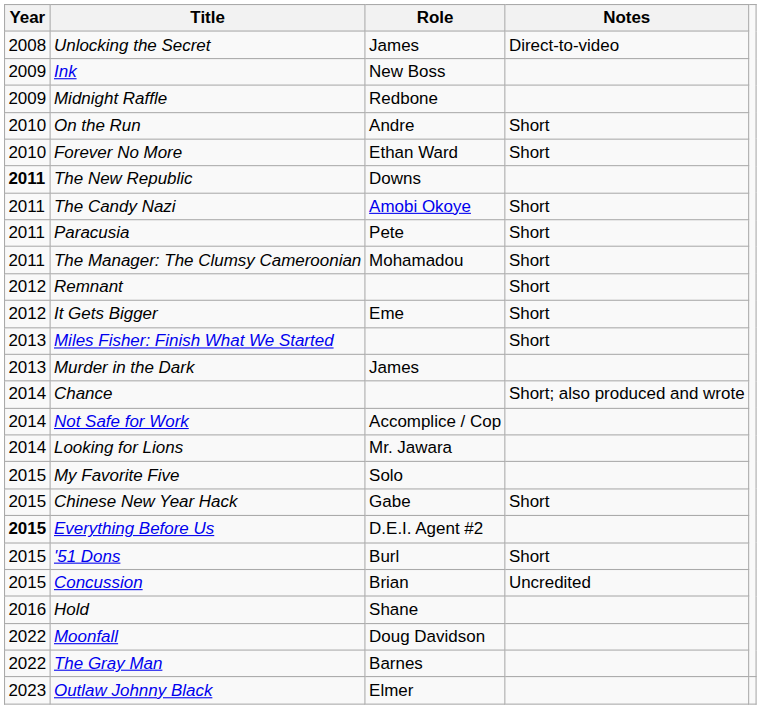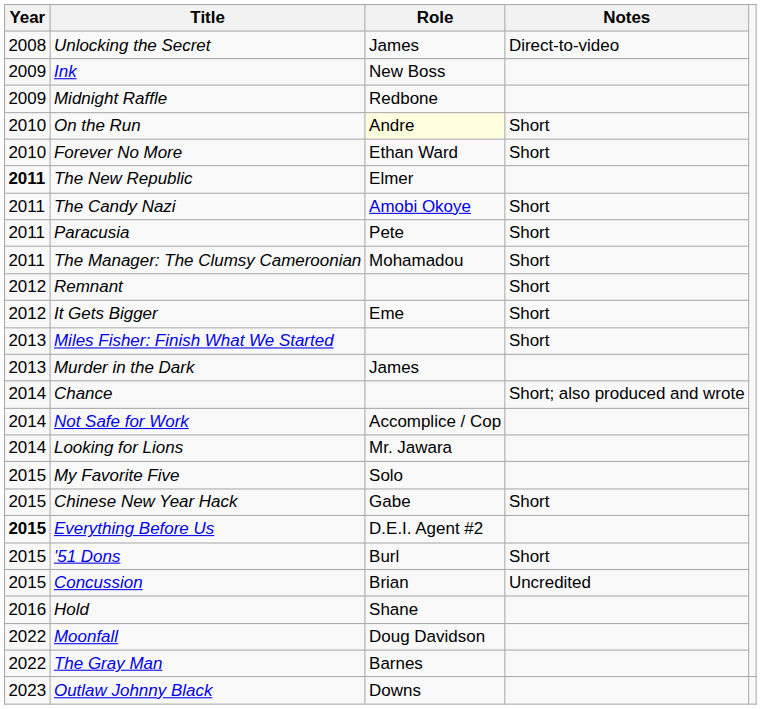(392, 125) no background -> (392, 125) lightyellow background
(395, 179) Downs -> (391, 179) Elmer
(391, 690) Elmer -> (395, 690) Downs
